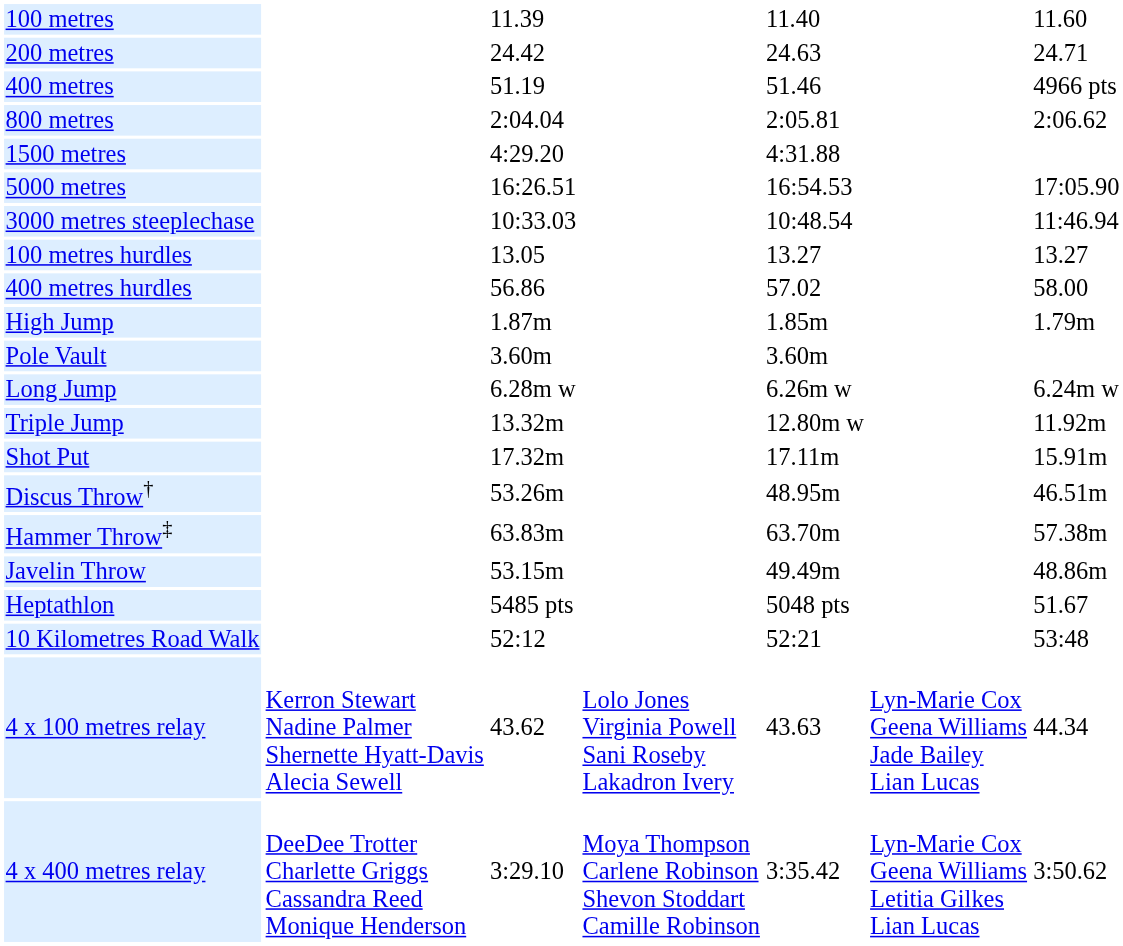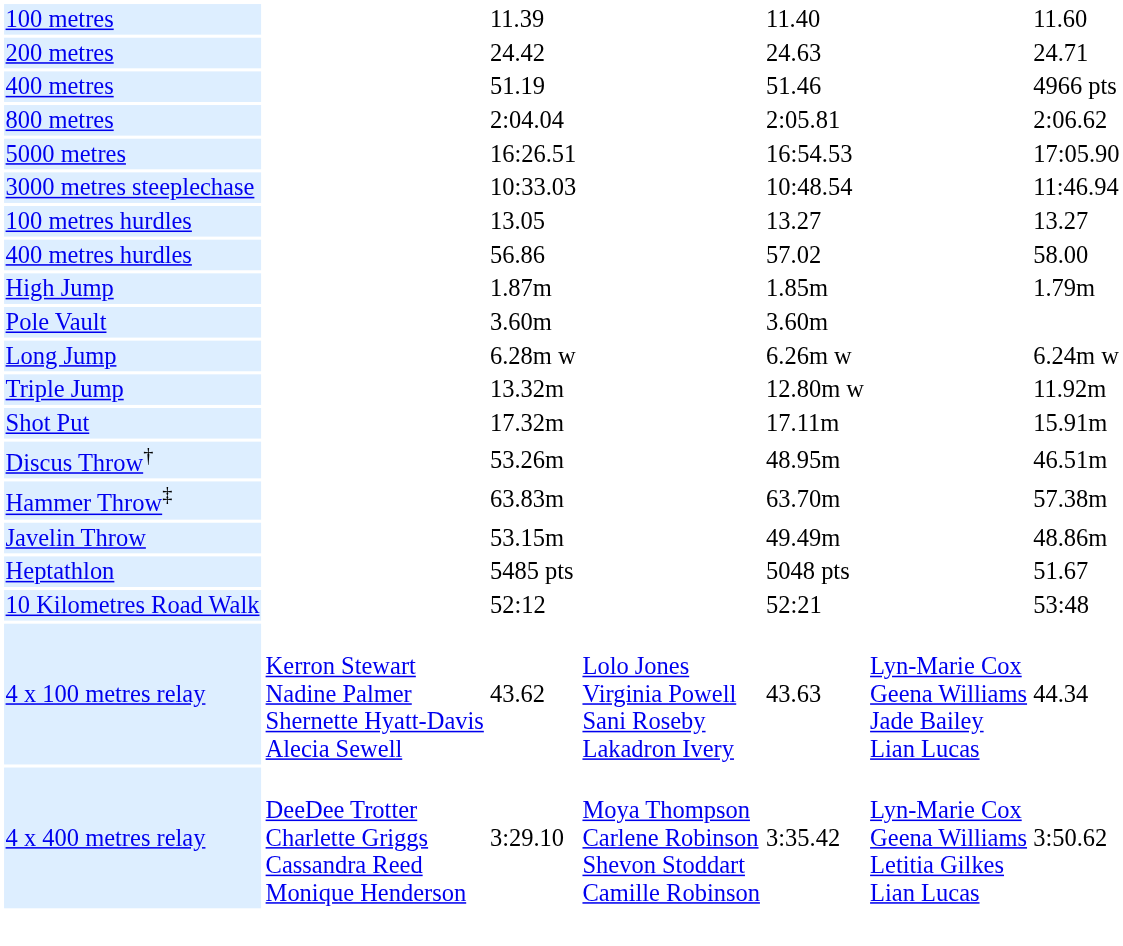- row: (66, 153)
